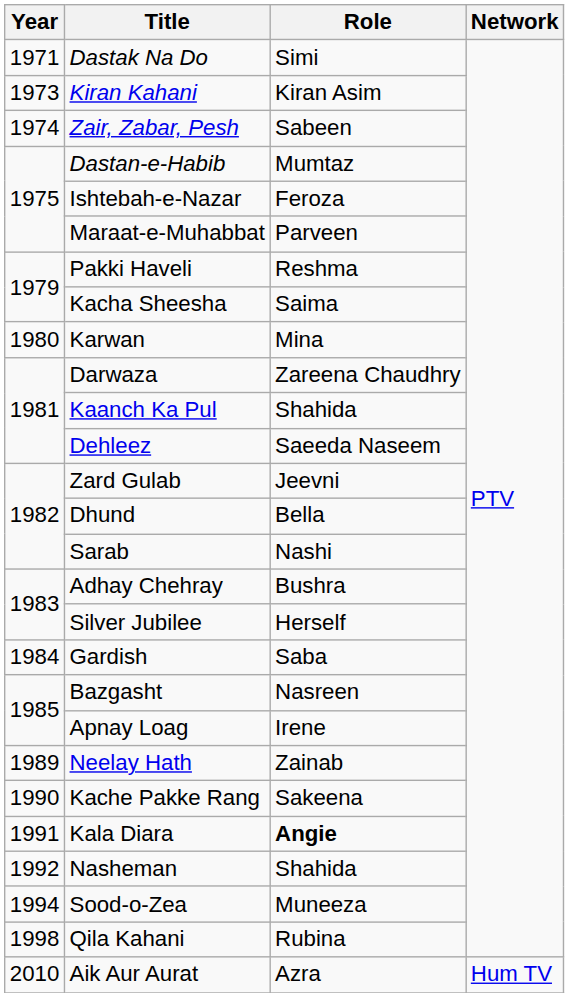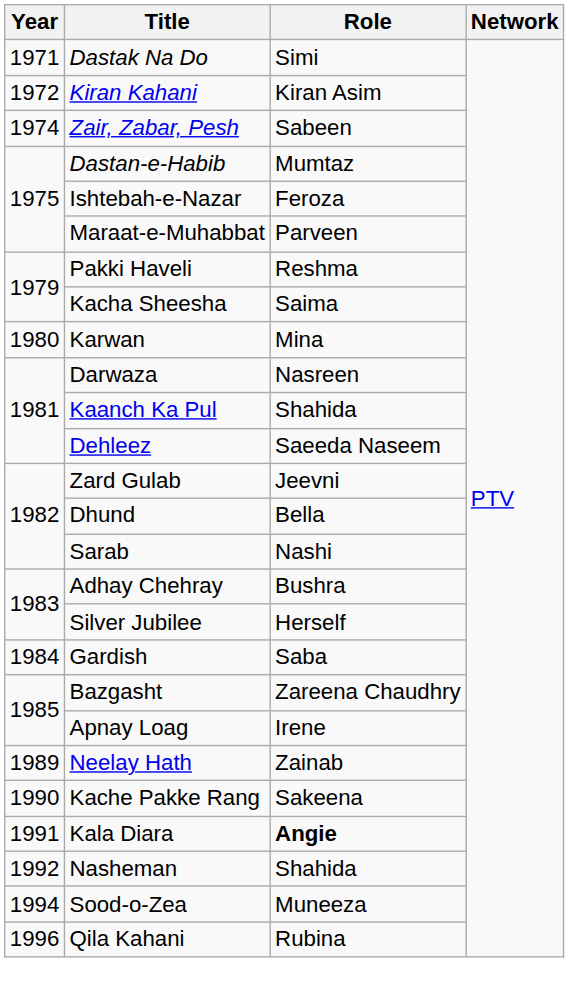(35, 92) 1973 -> (35, 92) 1972
(368, 374) Zareena Chaudhry -> (317, 374) Nasreen
(317, 692) Nasreen -> (368, 692) Zareena Chaudhry
(35, 939) 1998 -> (35, 939) 1996
- row: (134, 974)
